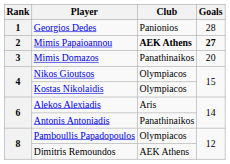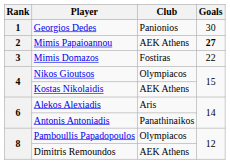(211, 27) 28 -> (211, 27) 30
(166, 43) bold -> (164, 43) normal
(167, 58) Panathinaikos -> (155, 58) Fostiras
(211, 58) 20 -> (211, 58) 22
(163, 89) Olympiacos -> (164, 89) AEK Athens
